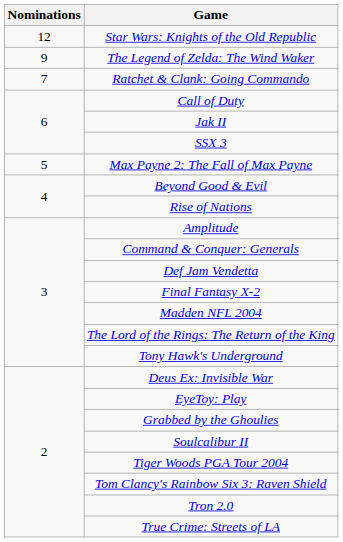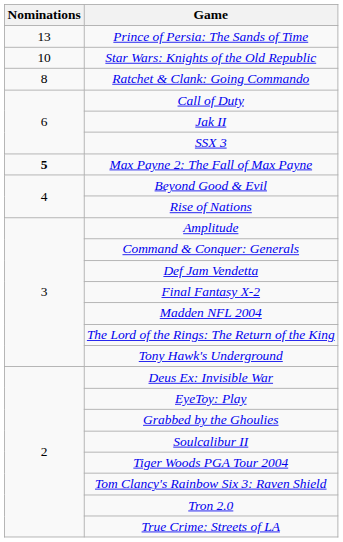+ row: (211, 36)
(44, 36) 12 -> (44, 57) 10
- row: (211, 57)
(44, 79) 7 -> (44, 79) 8
(44, 164) normal -> (44, 164) bold
